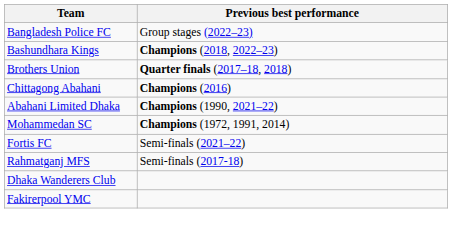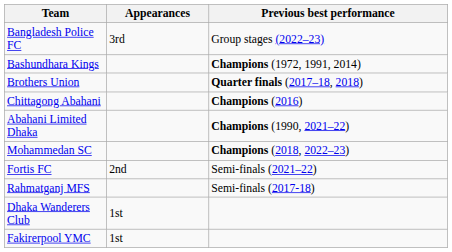+ column: (158, 13)
(209, 50) Champions (2018, 2022–23) -> (286, 63) Champions (1972, 1991, 2014)
(215, 124) Champions (1972, 1991, 2014) -> (280, 151) Champions (2018, 2022–23)
